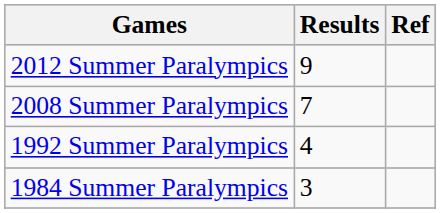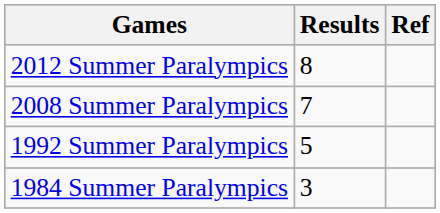(306, 65) 9 -> (306, 65) 8
(306, 146) 4 -> (306, 146) 5
